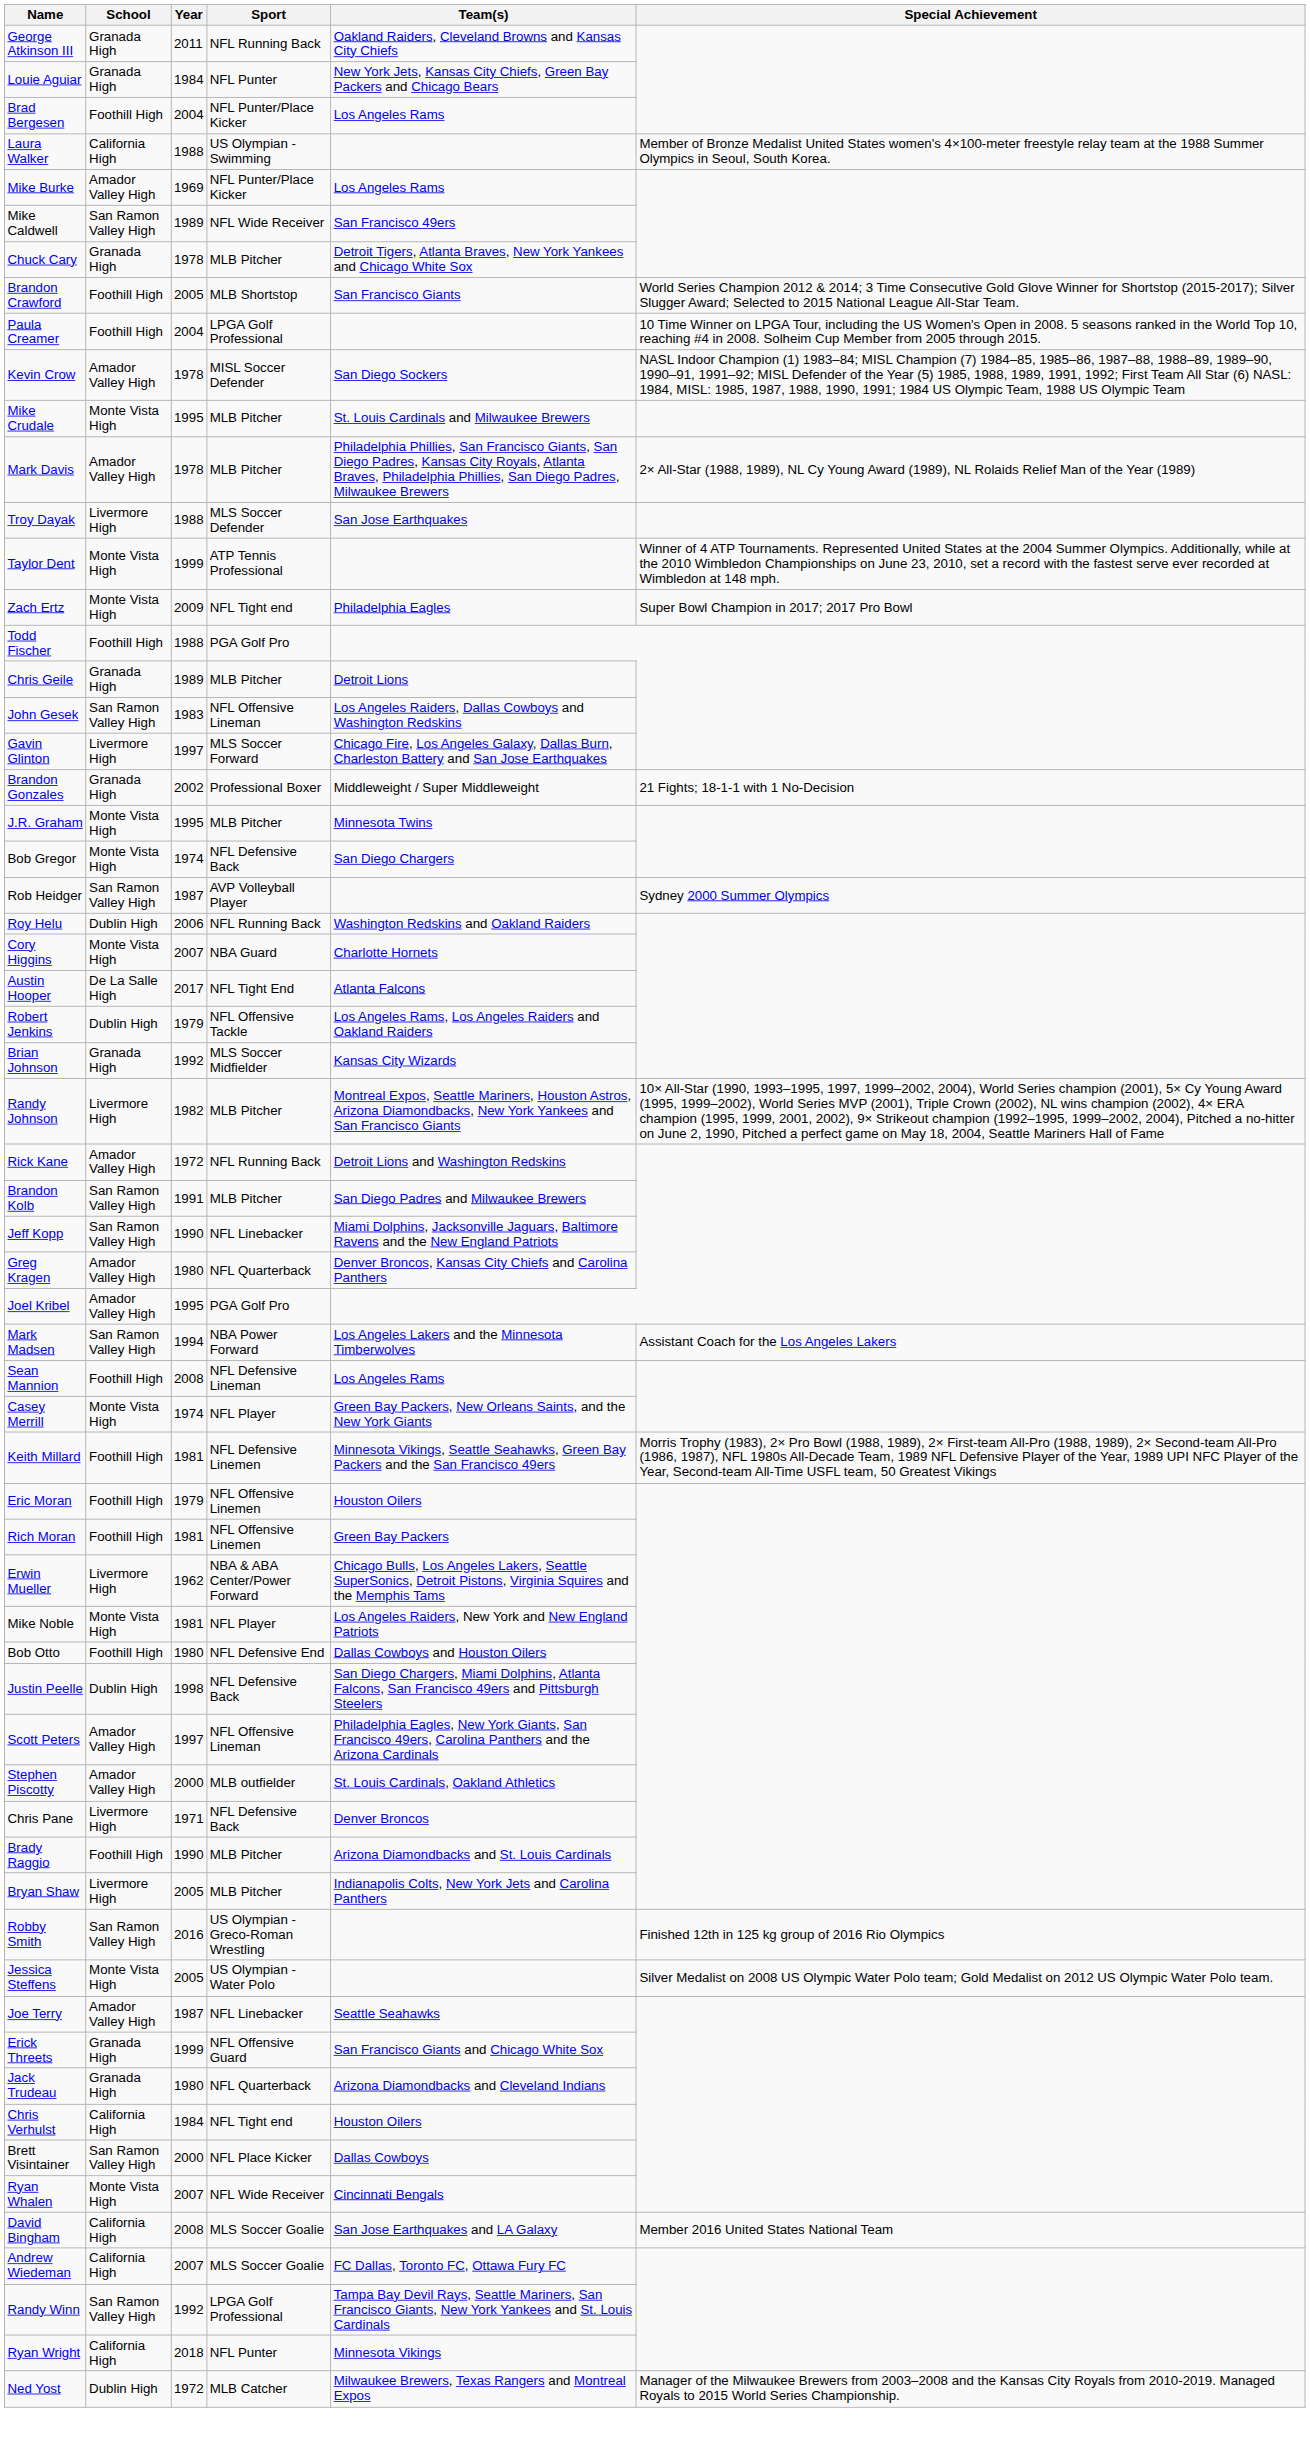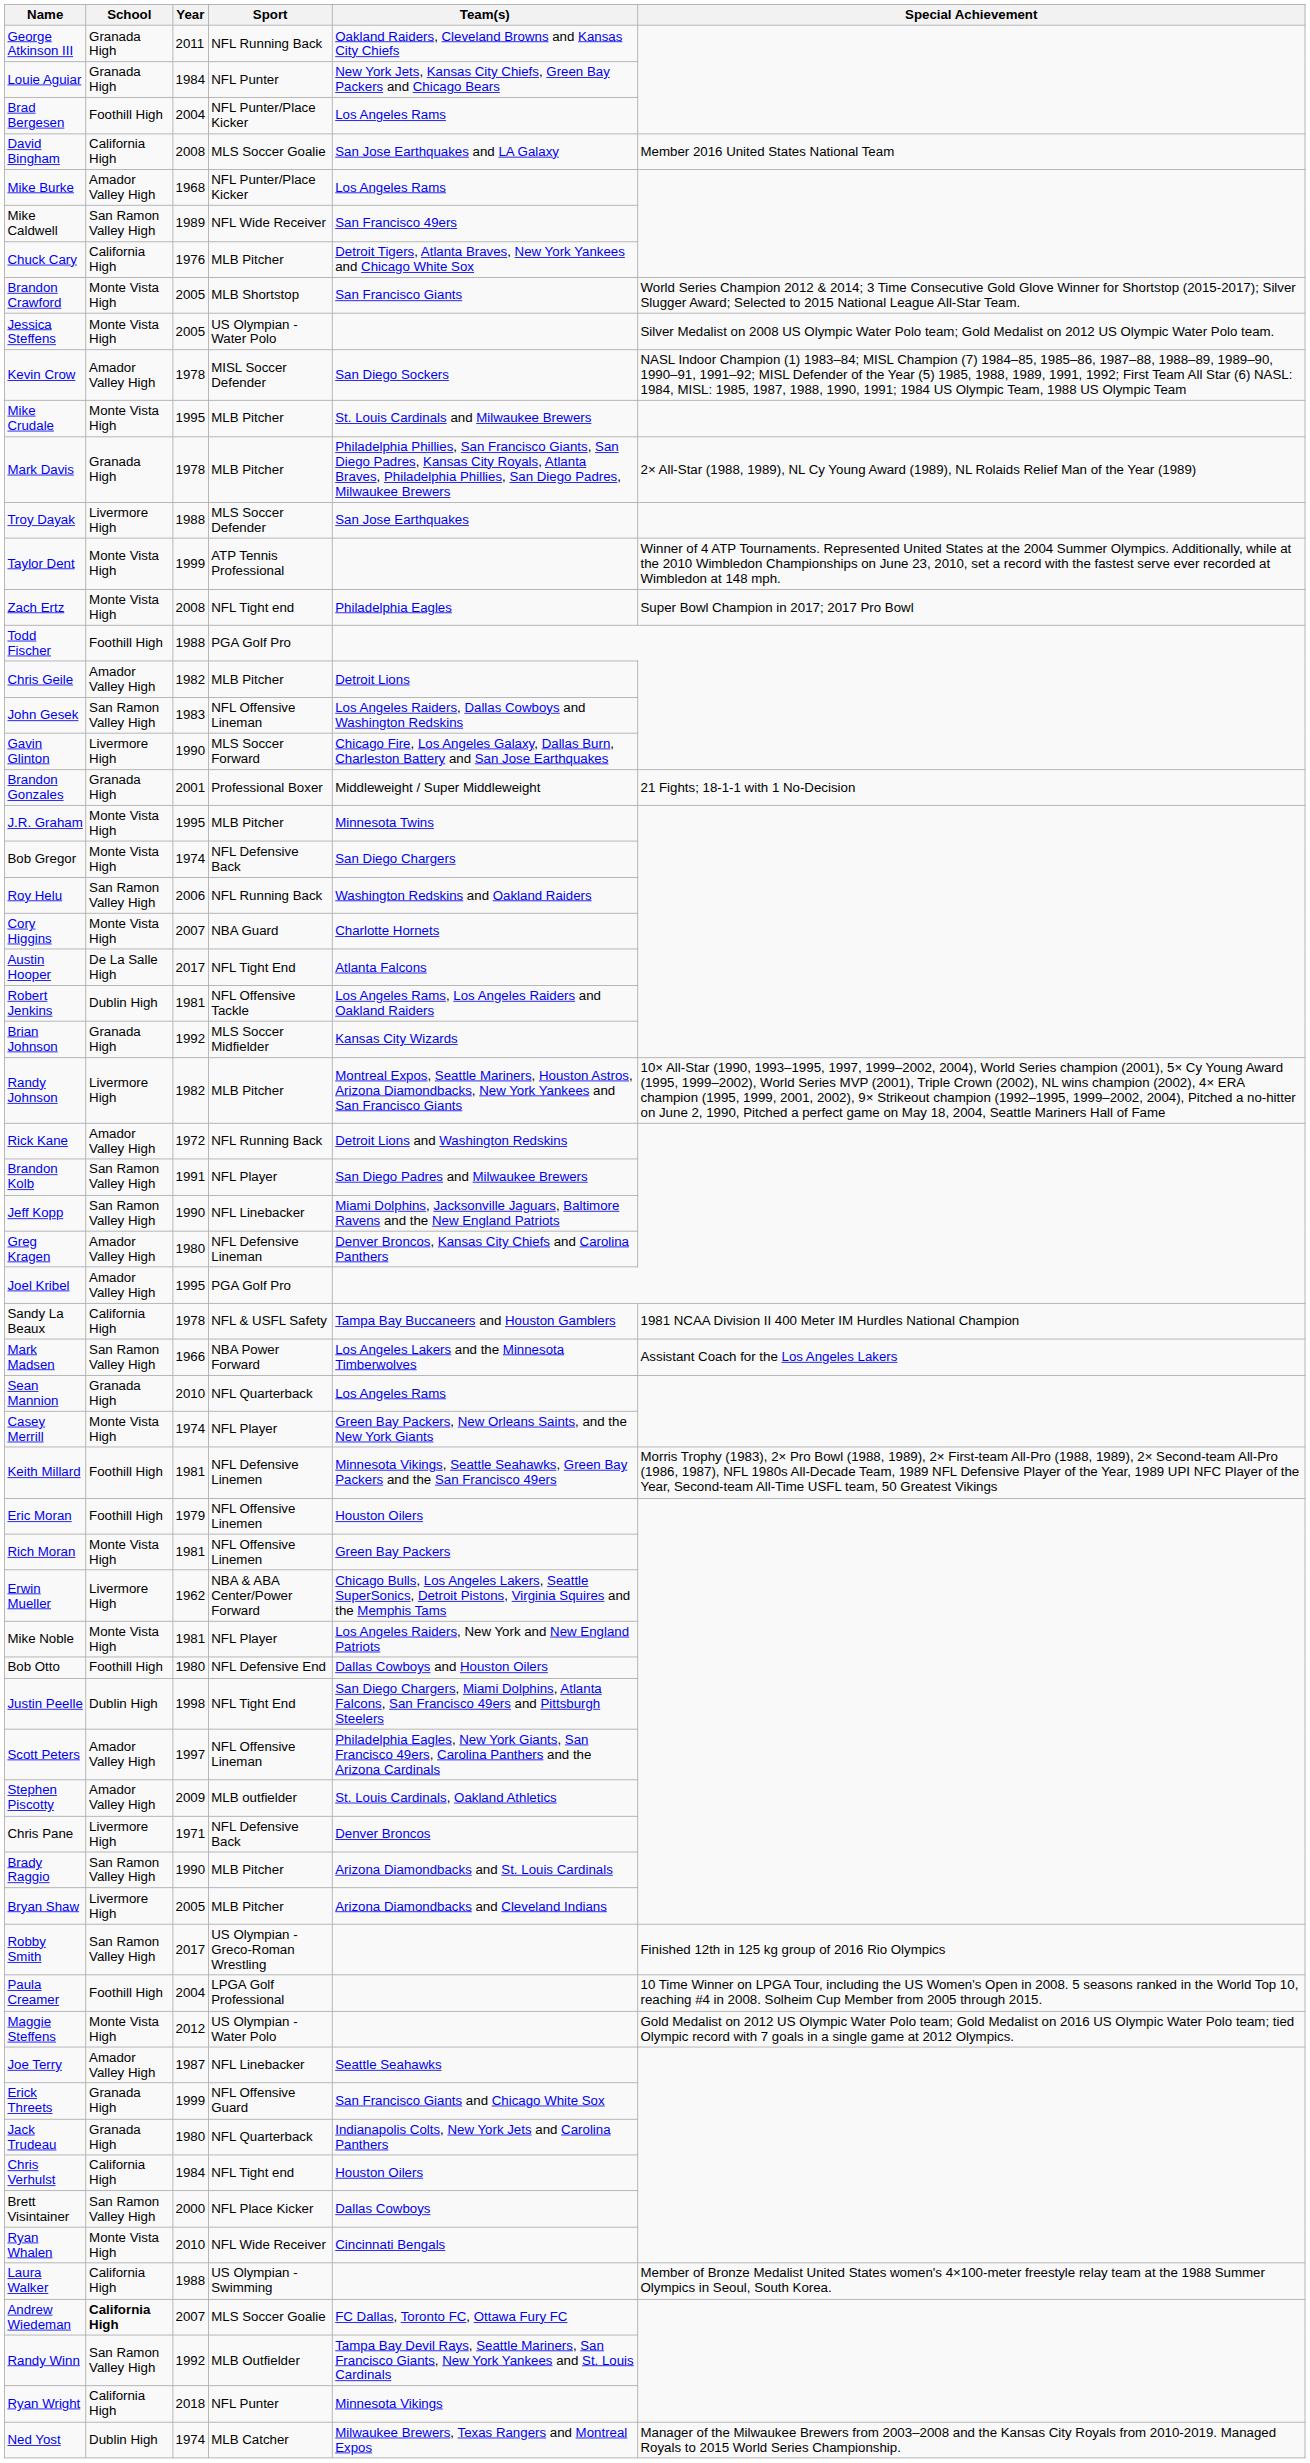rows swapped: (34, 2230) <-> (28, 151)
(189, 187) 1969 -> (190, 187) 1968
(115, 259) Granada High -> (117, 259) California High
(189, 259) 1978 -> (190, 259) 1976
(126, 295) Foothill High -> (124, 295) Monte Vista High
rows swapped: (33, 331) <-> (32, 1978)
(122, 469) Amador Valley High -> (115, 469) Granada High
(189, 607) 2009 -> (190, 607) 2008
(115, 679) Granada High -> (122, 679) Amador Valley High
(189, 679) 1989 -> (190, 679) 1982
(189, 751) 1997 -> (190, 751) 1990
(189, 787) 2002 -> (190, 787) 2001
- row: (45, 895)
(123, 923) Dublin High -> (124, 895) San Ramon Valley High
(189, 1024) 1979 -> (190, 1003) 1981
(246, 1198) MLB Pitcher -> (244, 1177) NFL Player
(260, 1270) NFL Quarterback -> (255, 1249) NFL Defensive Lineman
+ row: (36, 1321)
(189, 1342) 1994 -> (190, 1357) 1966
(126, 1378) Foothill High -> (115, 1393) Granada High
(189, 1378) 2008 -> (190, 1393) 2010
(253, 1378) NFL Defensive Lineman -> (262, 1393) NFL Quarterback
(126, 1537) Foothill High -> (124, 1552) Monte Vista High
(253, 1688) NFL Defensive Back -> (253, 1703) NFL Tight End
(189, 1783) 2000 -> (190, 1798) 2009
(126, 1855) Foothill High -> (124, 1870) San Ramon Valley High
(471, 1891) Indianapolis Colts, New York Jets and Carolina Panthers -> (471, 1906) Arizona Diamondbacks and Cleveland Indians
(189, 1934) 2016 -> (190, 1949) 2017
+ row: (32, 2029)
(470, 2086) Arizona Diamondbacks and Cleveland Indians -> (473, 2137) Indianapolis Colts, New York Jets and Carolina Panthers
(189, 2194) 2007 -> (190, 2245) 2010
(117, 2266) normal -> (120, 2317) bold
(246, 2309) LPGA Golf Professional -> (256, 2360) MLB Outfielder
(189, 2389) 1972 -> (190, 2439) 1974
